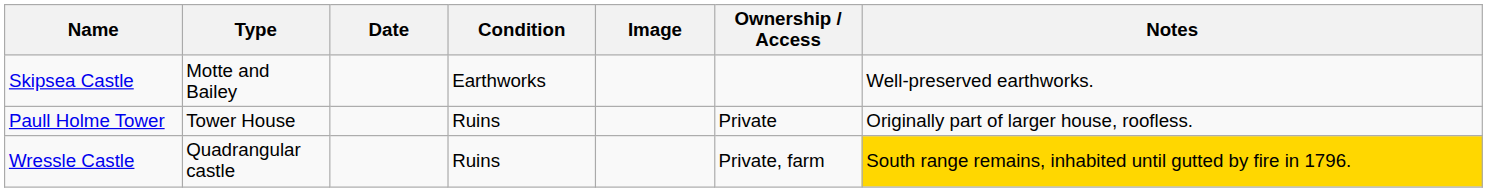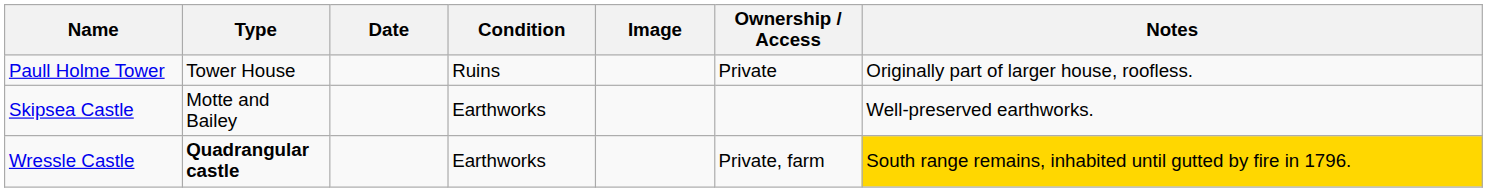rows swapped: (87, 120) <-> (71, 80)
(243, 161) normal -> (248, 161) bold
(476, 161) Ruins -> (499, 161) Earthworks
